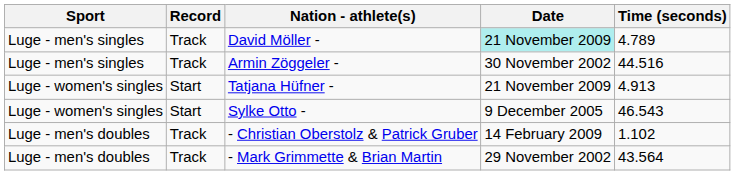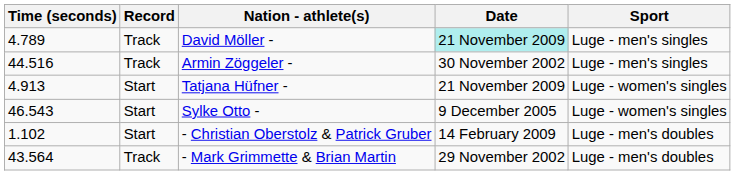columns swapped: (85, 16) <-> (672, 16)
(188, 134) Track -> (139, 134) Start
